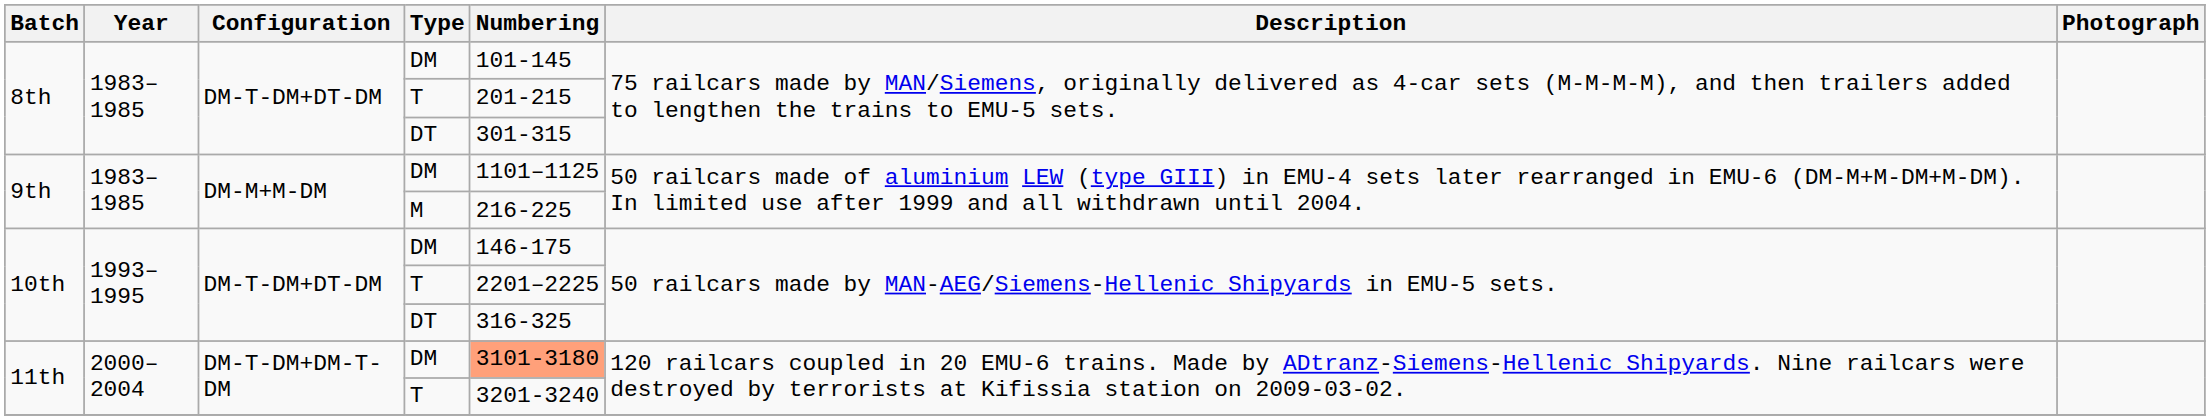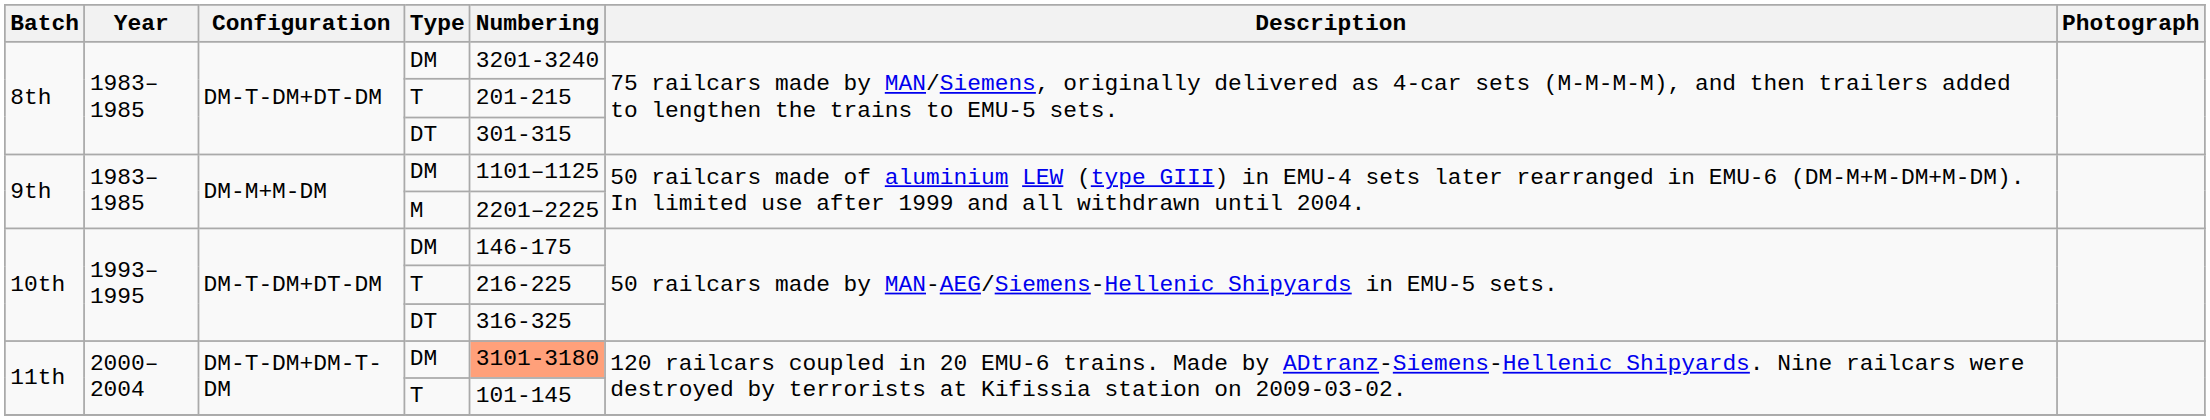(524, 61) 101-145 -> (537, 61) 3201-3240
(524, 210) 216-225 -> (537, 210) 2201–2225
(537, 285) 2201–2225 -> (524, 285) 216-225
(537, 396) 3201-3240 -> (524, 396) 101-145
